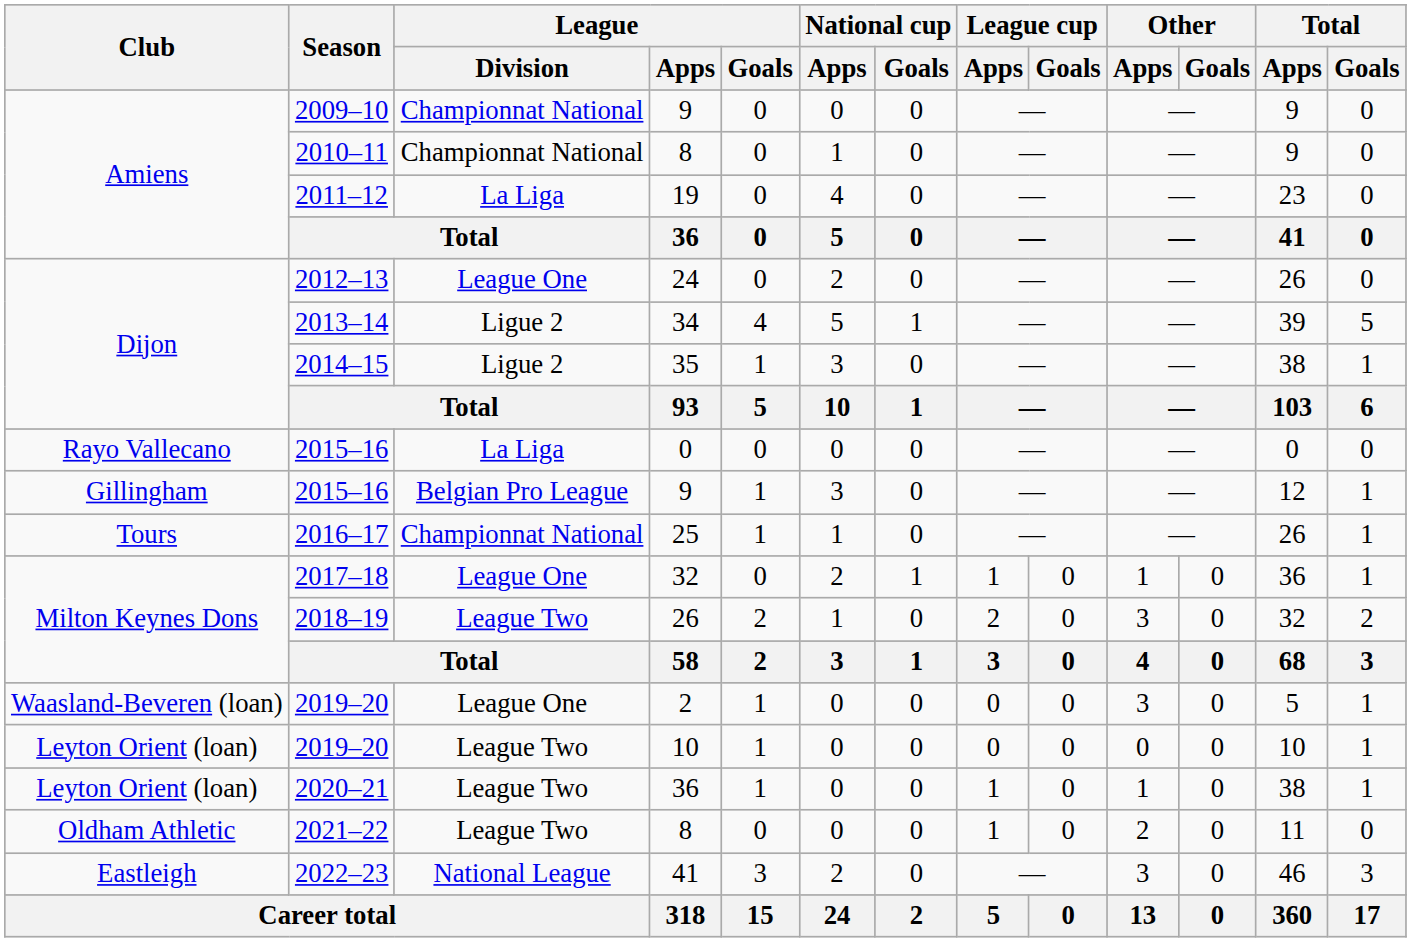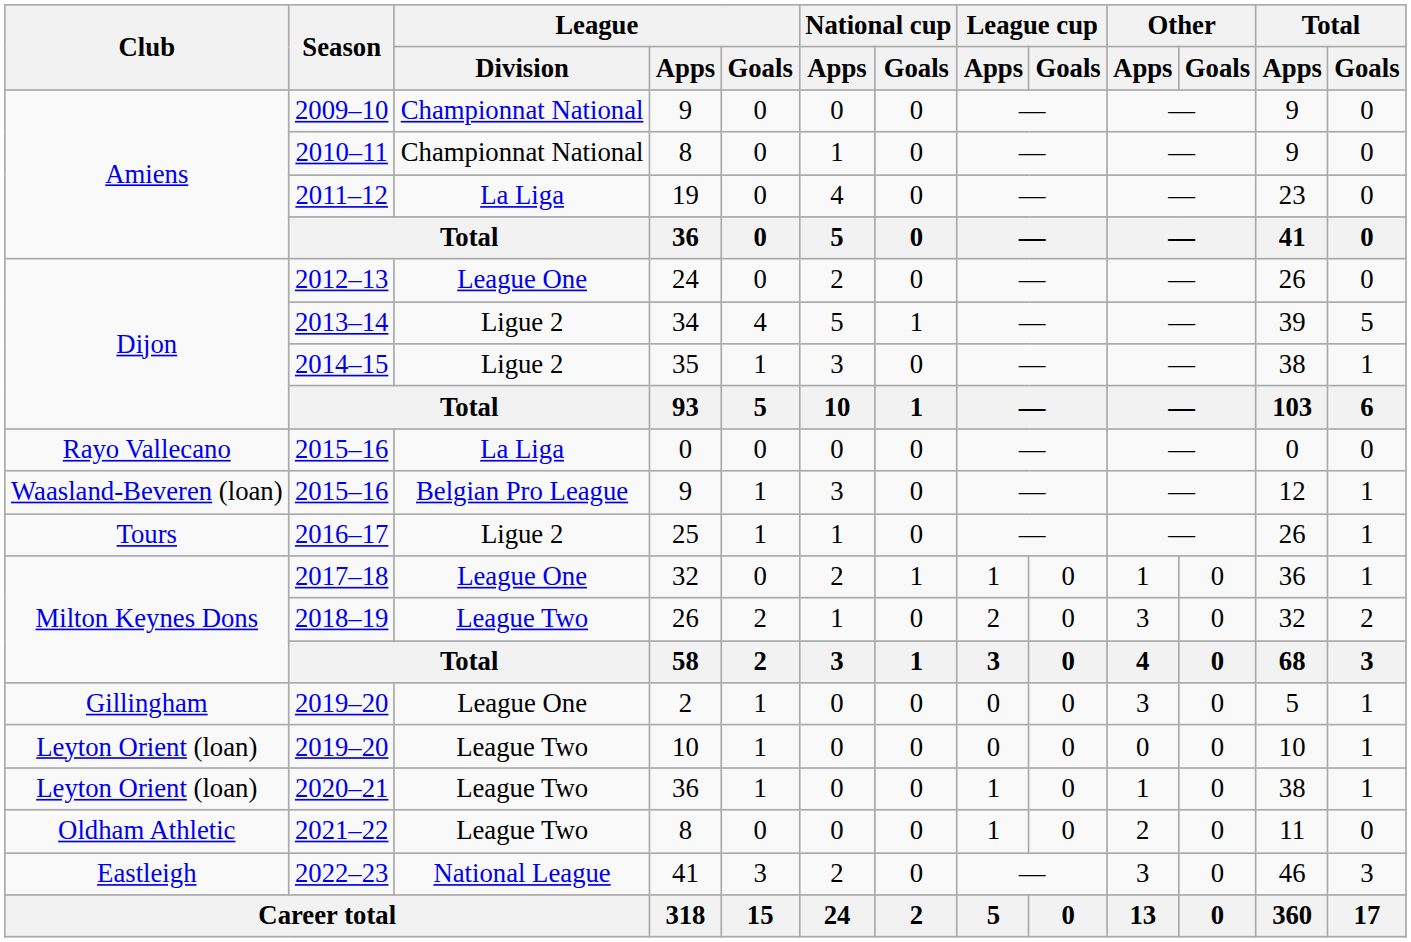(147, 491) Gillingham -> (147, 491) Waasland-Beveren (loan)
(522, 534) Championnat National -> (522, 534) Ligue 2
(147, 703) Waasland-Beveren (loan) -> (147, 703) Gillingham
